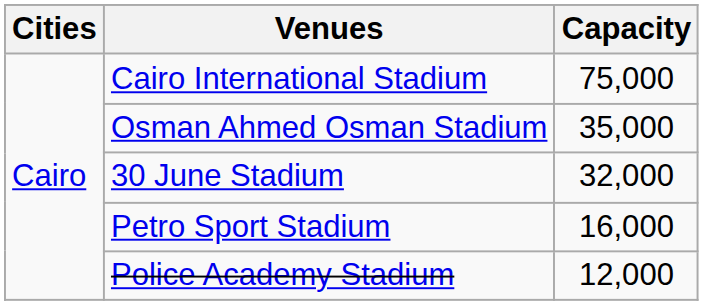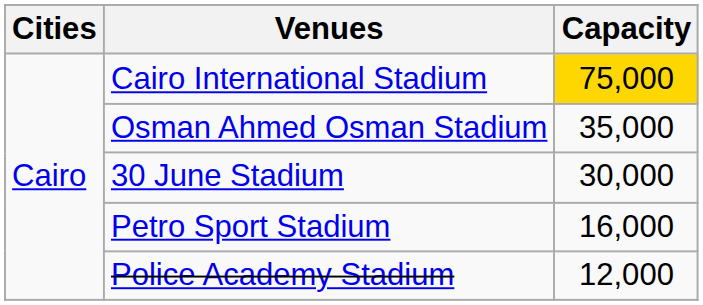(626, 78) no background -> (626, 78) gold background
(626, 176) 32,000 -> (626, 176) 30,000
